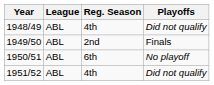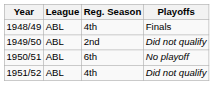(176, 27) Did not qualify -> (159, 27) Finals
(159, 42) Finals -> (176, 42) Did not qualify
